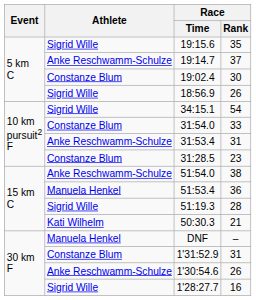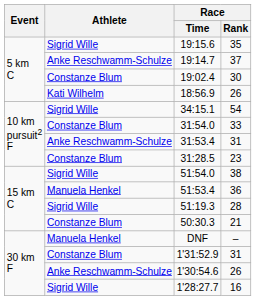(73, 94) Sigrid Wille -> (75, 94) Kati Wilhelm
(109, 174) Anke Reschwamm-Schulze -> (73, 174) Sigrid Wille
(75, 223) Kati Wilhelm -> (84, 223) Constanze Blum
